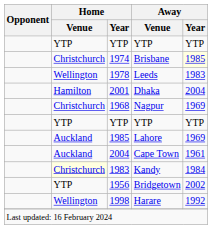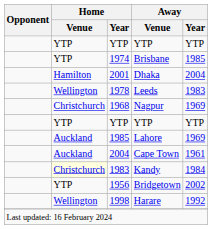(79, 59) Christchurch -> (63, 59) YTP
(195, 59) lightyellow background -> (195, 59) no background
rows swapped: (119, 91) <-> (119, 75)
